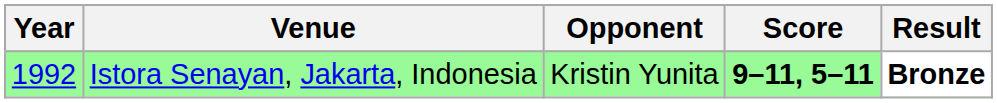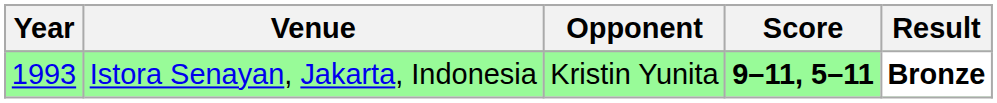(44, 74) 1992 -> (44, 74) 1993
